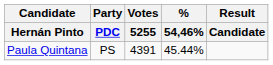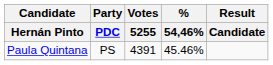(184, 50) 45.44% -> (184, 50) 45.46%
